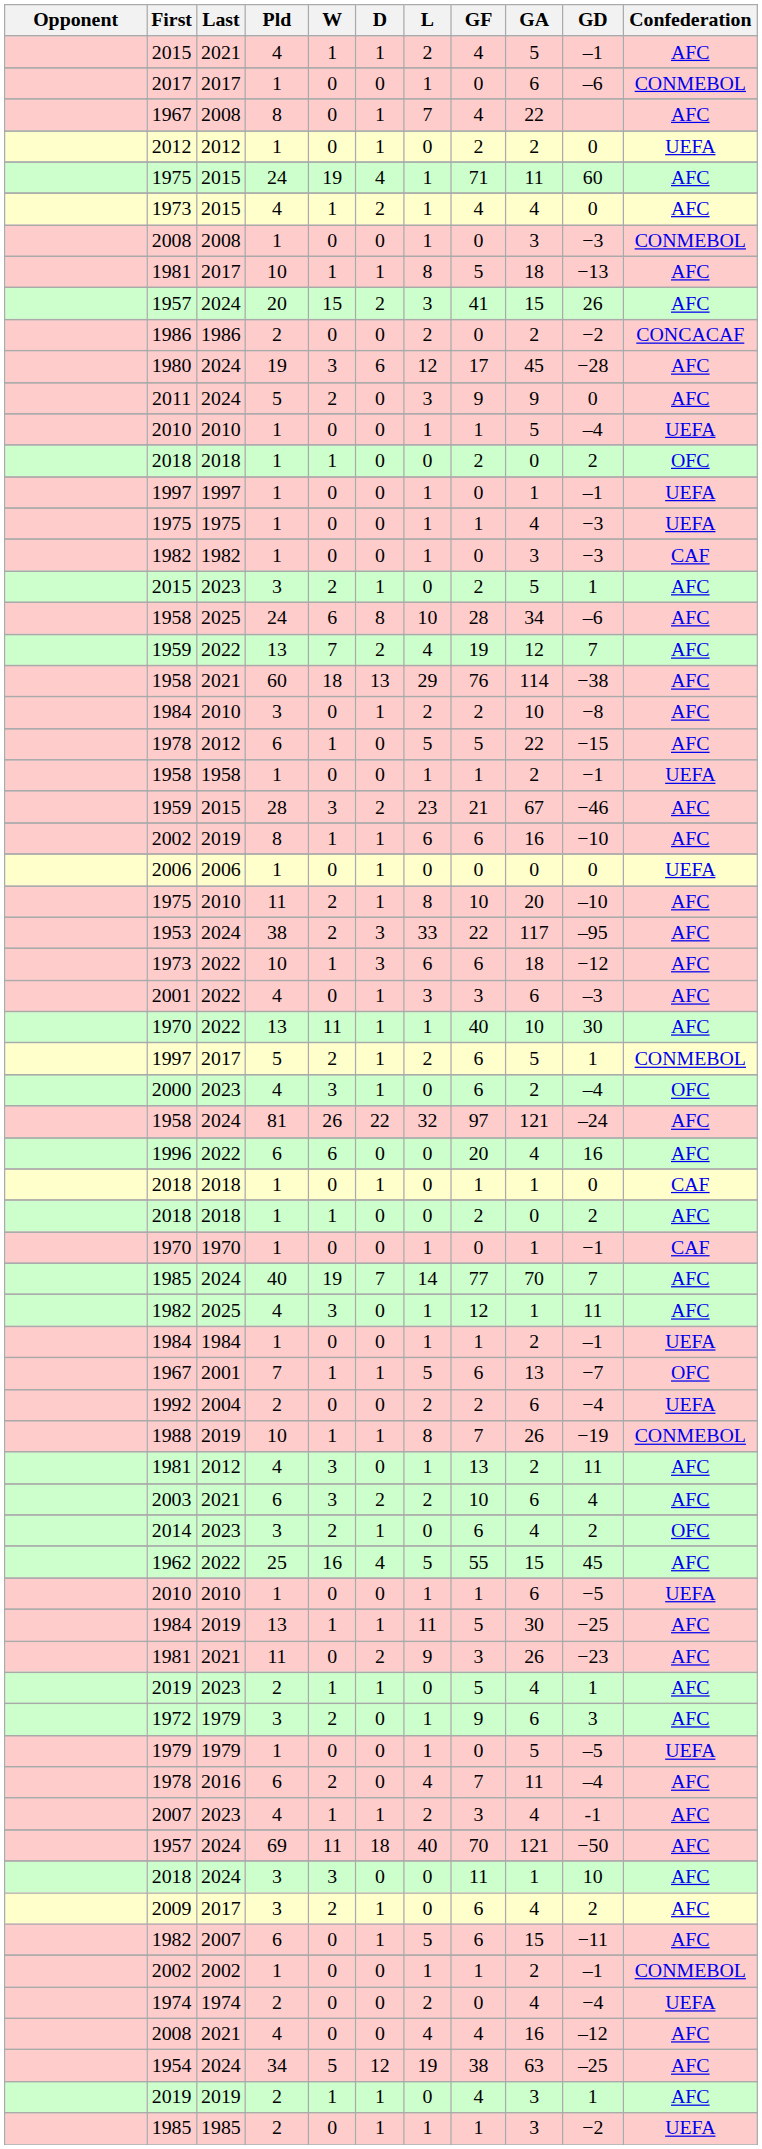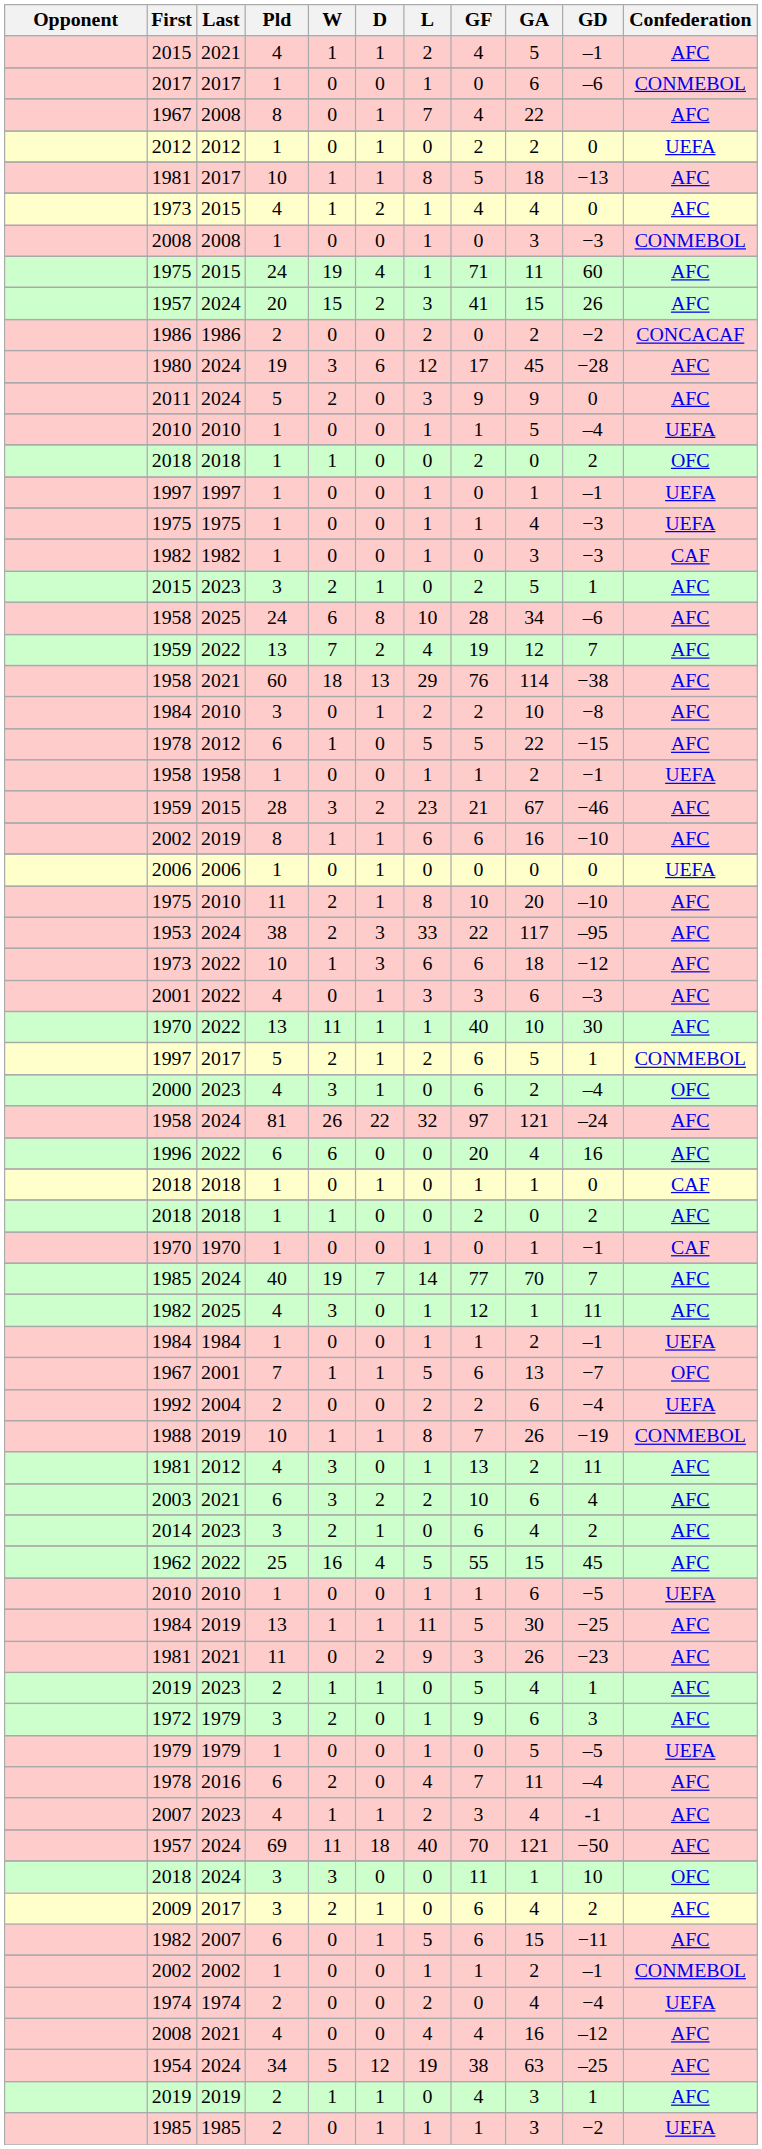rows swapped: (172, 271) <-> (172, 177)
(690, 1530) OFC -> (690, 1530) AFC
(690, 1876) AFC -> (690, 1876) OFC
